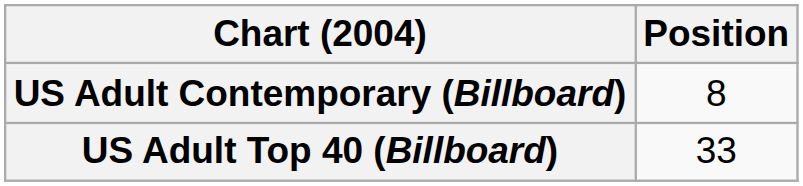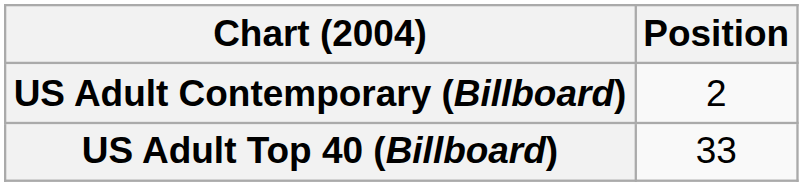(716, 92) 8 -> (716, 92) 2
